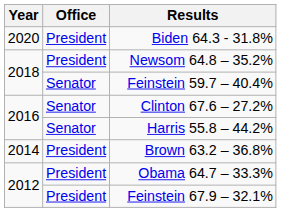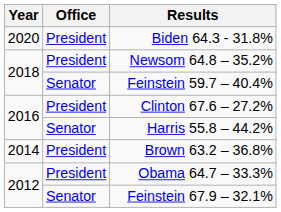(71, 106) Senator -> (76, 106) President
(76, 196) President -> (71, 196) Senator
